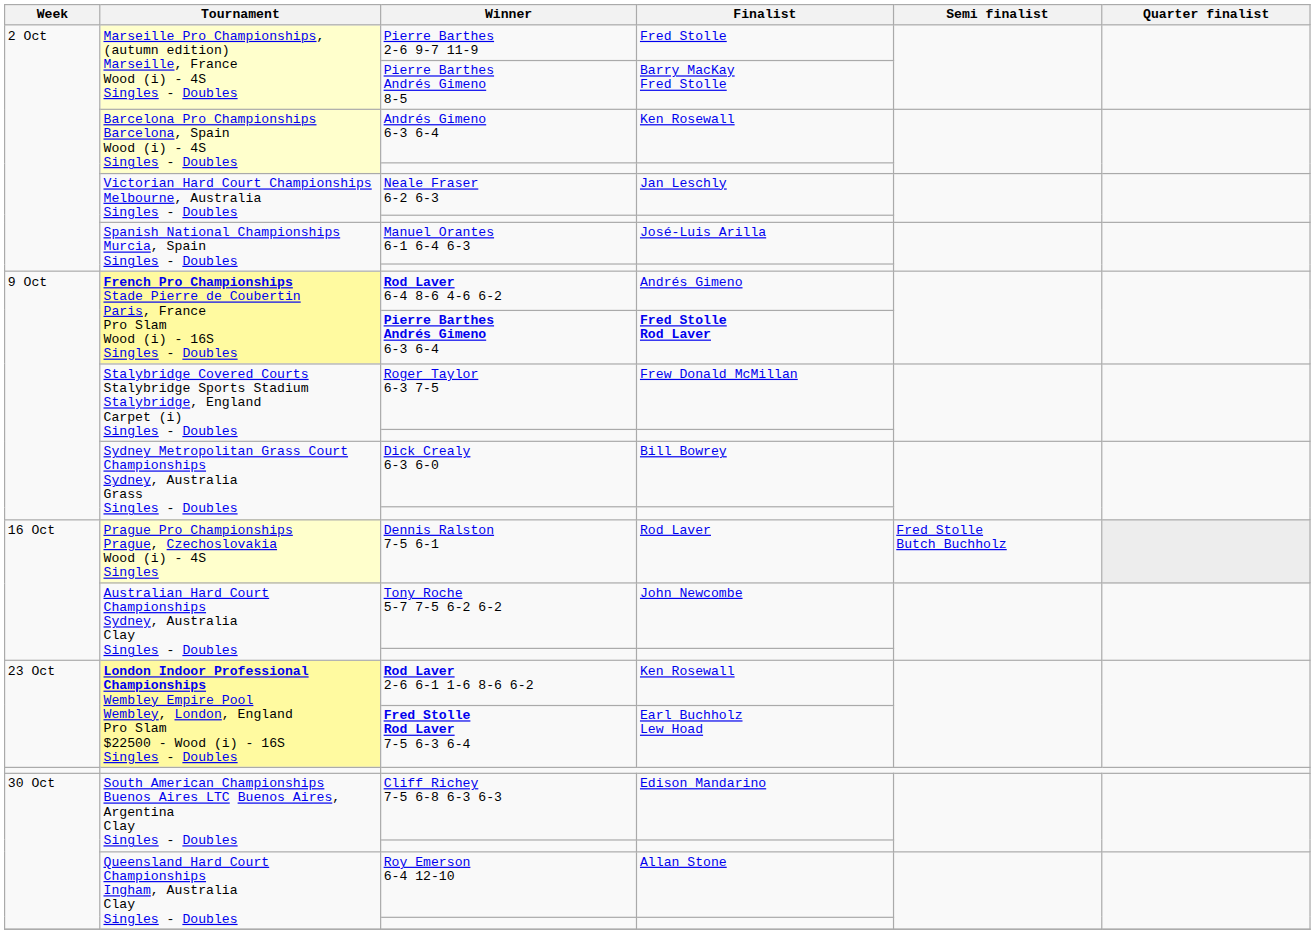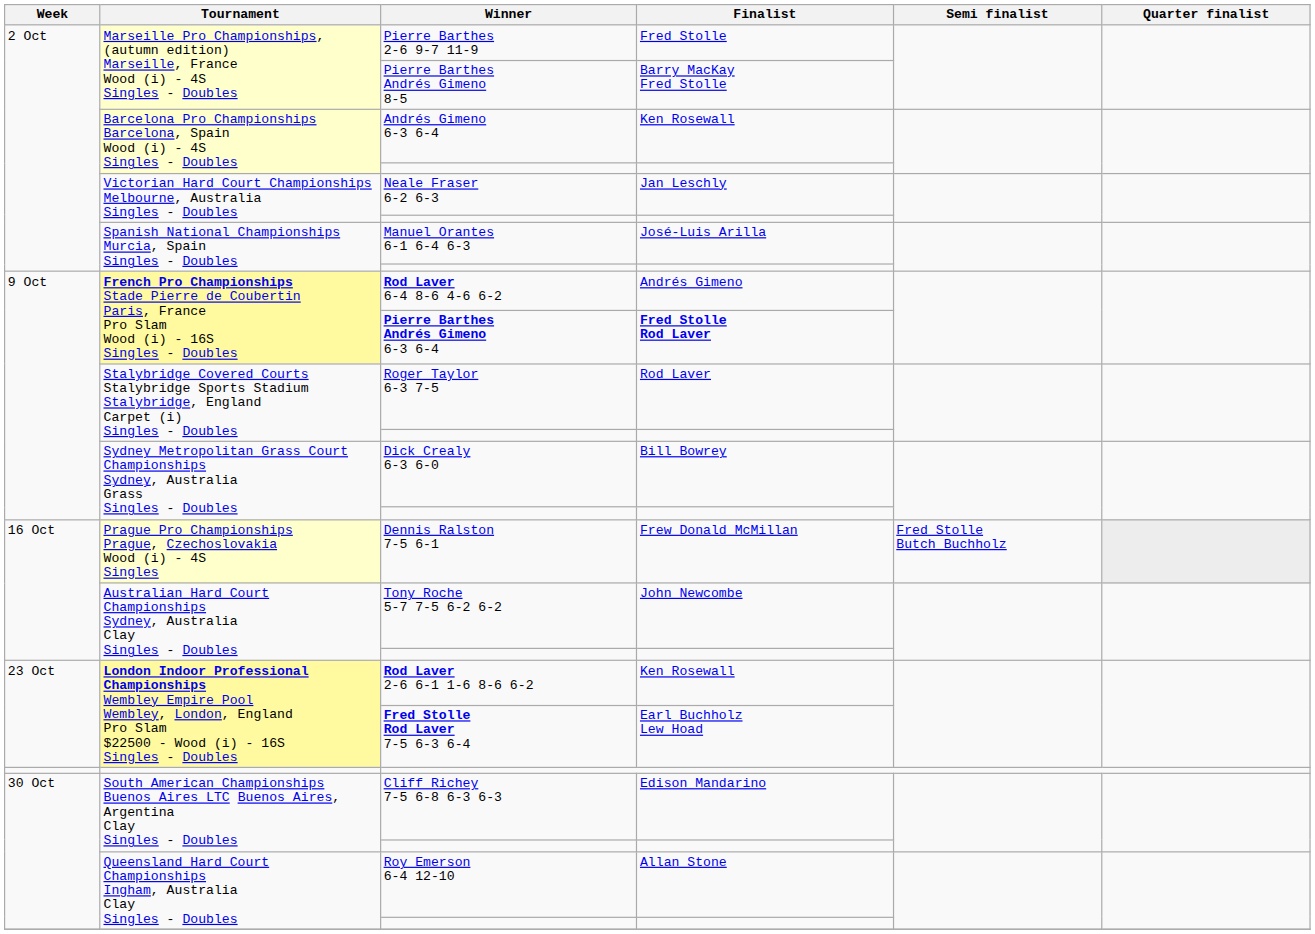(719, 374) Frew Donald McMillan -> (675, 374) Rod Laver
(675, 530) Rod Laver -> (719, 530) Frew Donald McMillan
